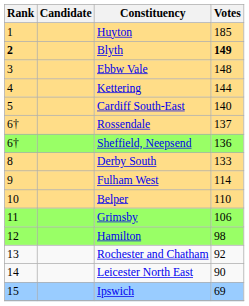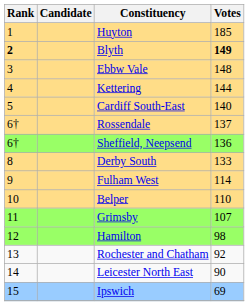(223, 217) 106 -> (223, 217) 107
